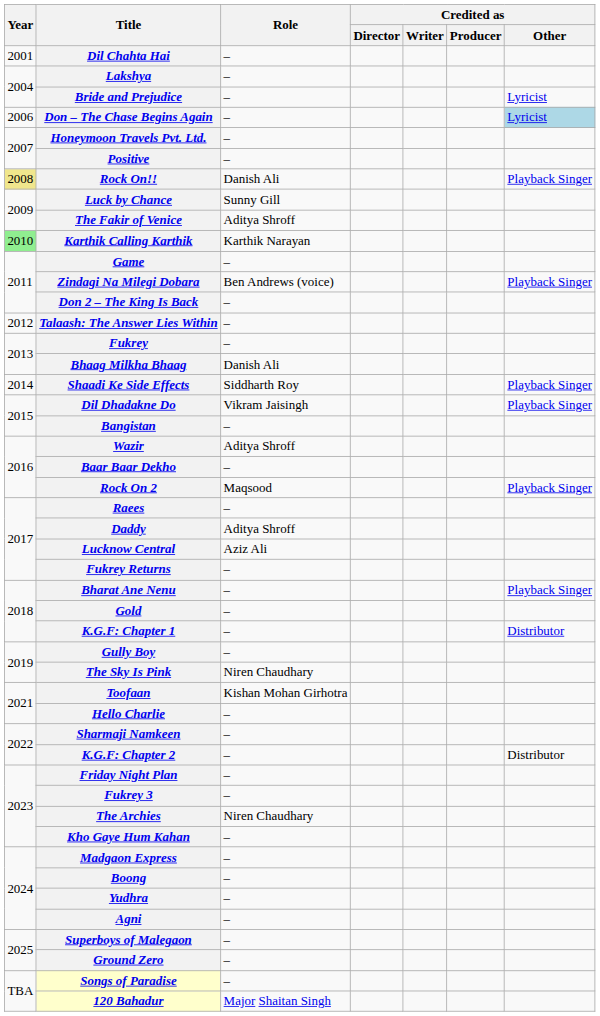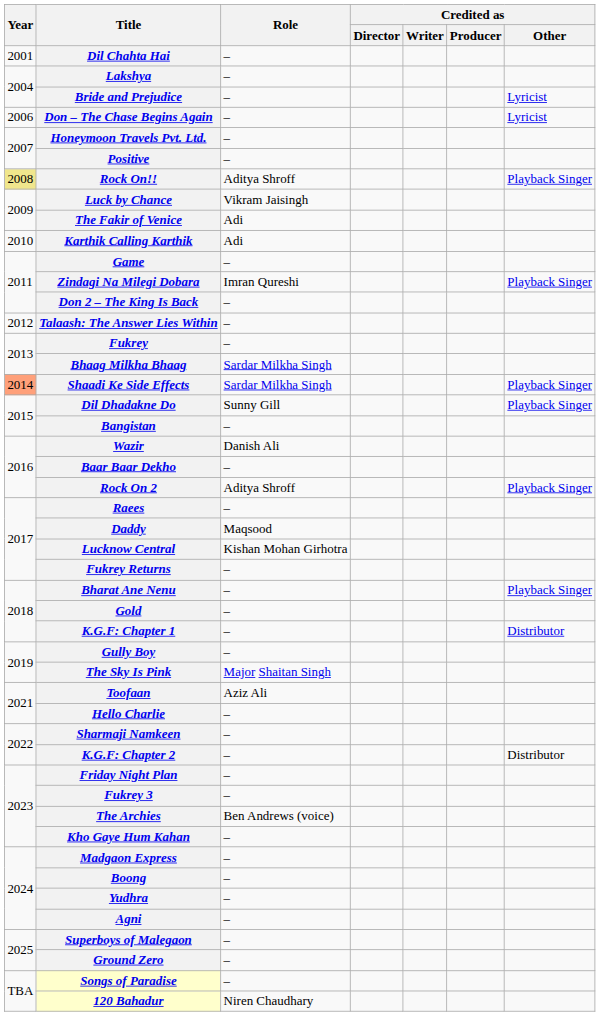(527, 117) lightblue background -> (527, 117) no background
(252, 179) Danish Ali -> (259, 179) Aditya Shroff
(252, 199) Sunny Gill -> (266, 199) Vikram Jaisingh
(259, 220) Aditya Shroff -> (233, 220) Adi
(20, 240) lightgreen background -> (20, 240) no background
(267, 240) Karthik Narayan -> (233, 240) Adi
(279, 281) Ben Andrews (voice) -> (261, 281) Imran Qureshi
(252, 364) Danish Ali -> (278, 364) Sardar Milkha Singh
(20, 384) no background -> (20, 384) lightsalmon background
(261, 384) Siddharth Roy -> (278, 384) Sardar Milkha Singh
(266, 405) Vikram Jaisingh -> (252, 405) Sunny Gill
(259, 446) Aditya Shroff -> (252, 446) Danish Ali
(248, 487) Maqsood -> (259, 487) Aditya Shroff
(259, 528) Aditya Shroff -> (248, 528) Maqsood
(245, 549) Aziz Ali -> (286, 549) Kishan Mohan Girhotra
(268, 672) Niren Chaudhary -> (277, 672) Major Shaitan Singh
(286, 693) Kishan Mohan Girhotra -> (245, 693) Aziz Ali
(268, 816) Niren Chaudhary -> (279, 816) Ben Andrews (voice)
(277, 1001) Major Shaitan Singh -> (268, 1001) Niren Chaudhary
